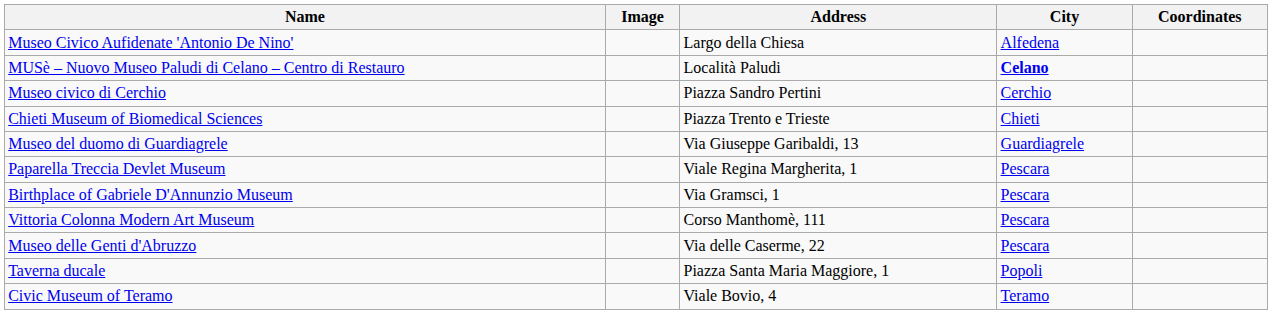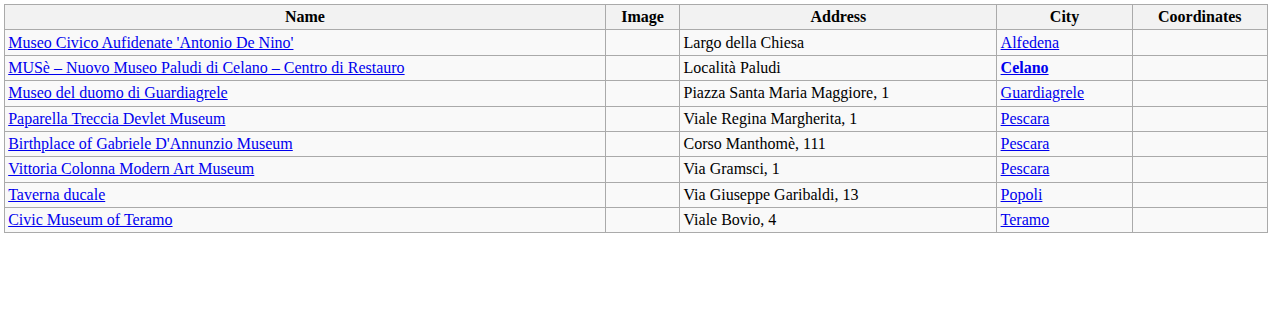- row: (87, 93)
- row: (135, 118)
(771, 144) Via Giuseppe Garibaldi, 13 -> (786, 93) Piazza Santa Maria Maggiore, 1
(732, 194) Via Gramsci, 1 -> (755, 144) Corso Manthomè, 111
(755, 220) Corso Manthomè, 111 -> (732, 169) Via Gramsci, 1
- row: (102, 245)
(786, 270) Piazza Santa Maria Maggiore, 1 -> (771, 194) Via Giuseppe Garibaldi, 13
